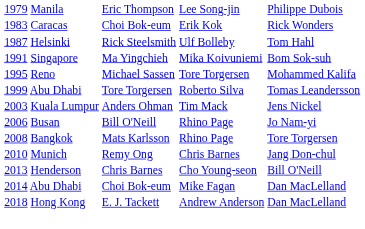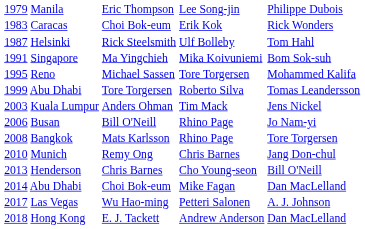+ row: (41, 202)
